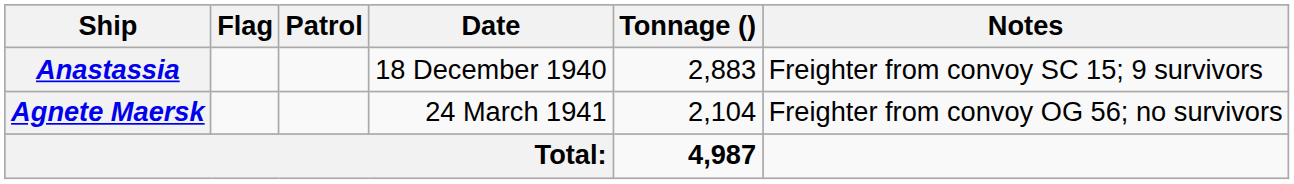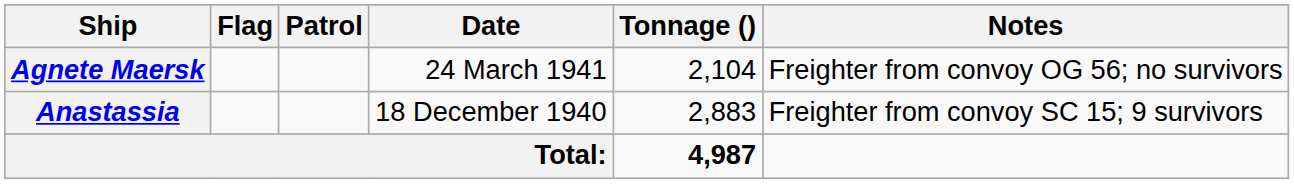rows swapped: (108, 69) <-> (108, 112)
